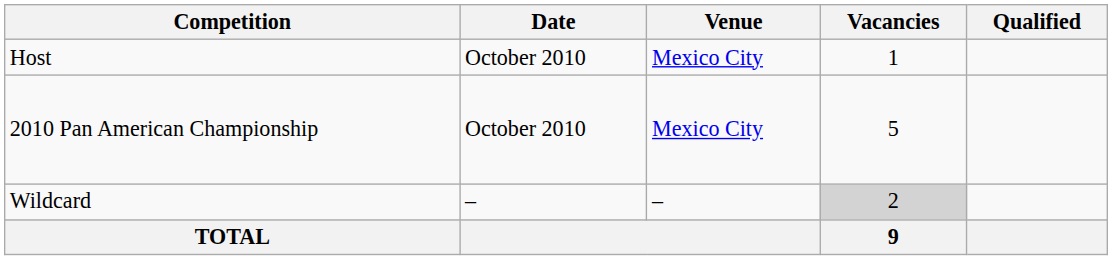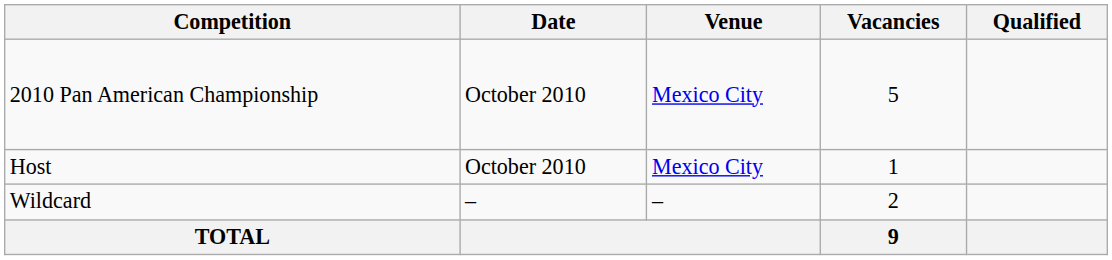rows swapped: (164, 129) <-> (31, 57)
(893, 201) lightgrey background -> (893, 201) no background
